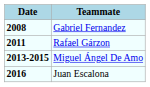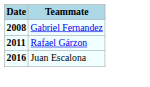- row: (98, 58)
